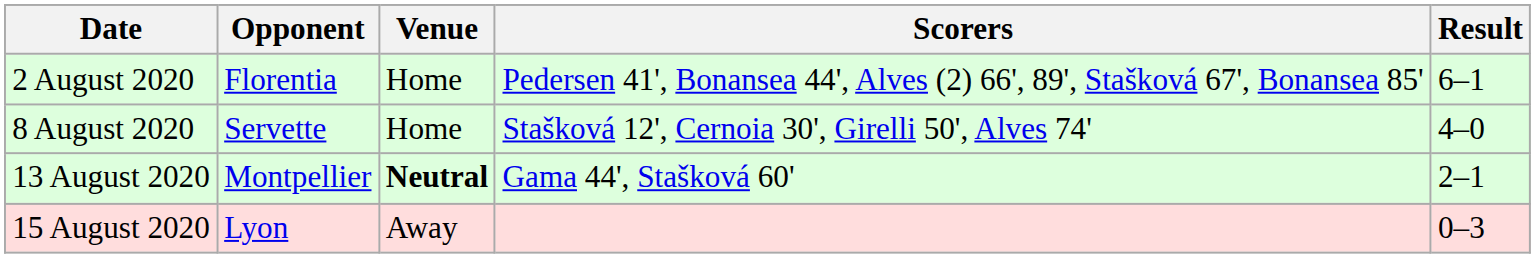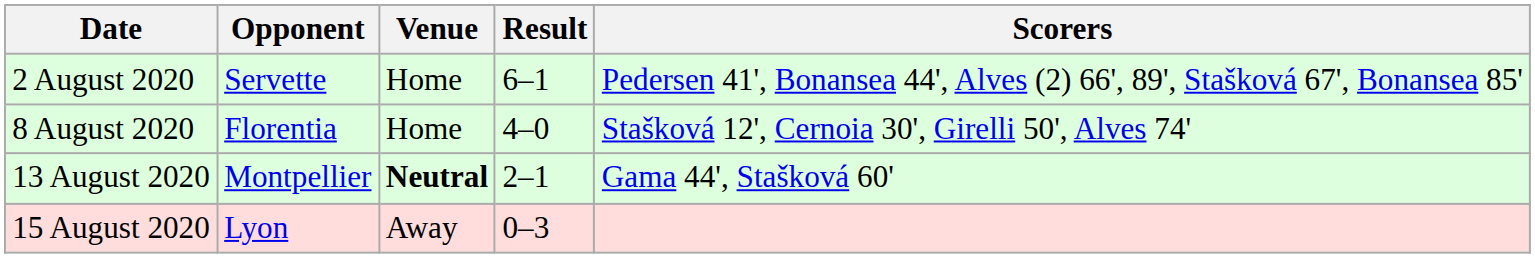columns swapped: (1480, 29) <-> (963, 29)
(280, 78) Florentia -> (275, 78) Servette
(275, 128) Servette -> (280, 128) Florentia
